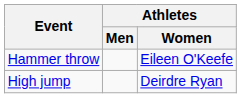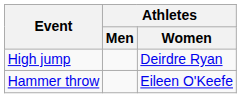rows swapped: (39, 82) <-> (54, 60)
